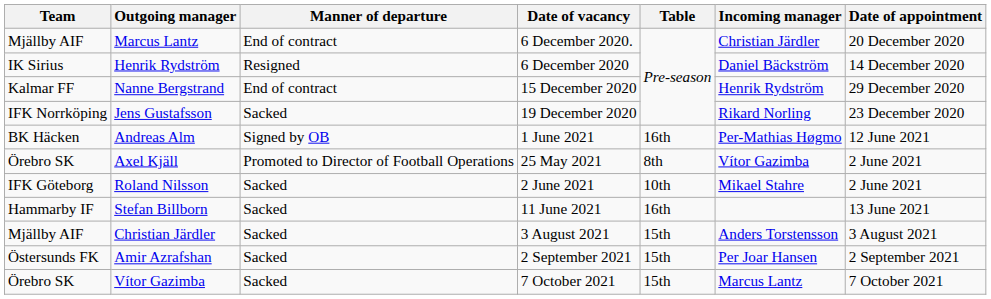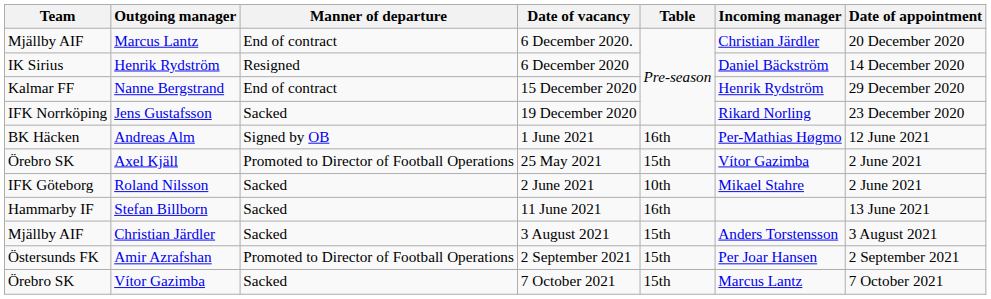(653, 161) 8th -> (657, 161) 15th
(265, 257) Sacked -> (379, 257) Promoted to Director of Football Operations
